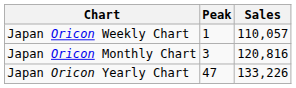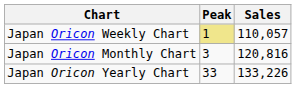(206, 34) no background -> (206, 34) khaki background
(210, 73) 47 -> (210, 73) 33
